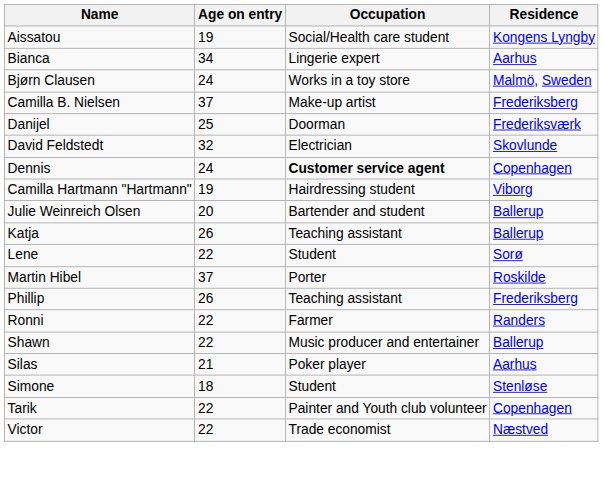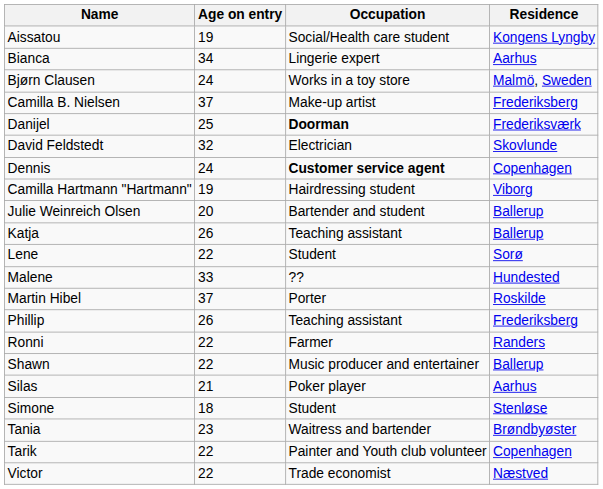(317, 124) normal -> (319, 124) bold
+ row: (30, 277)
+ row: (24, 430)
